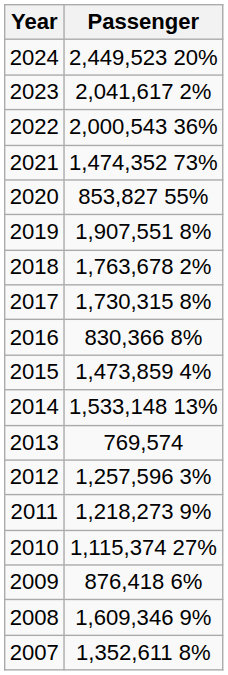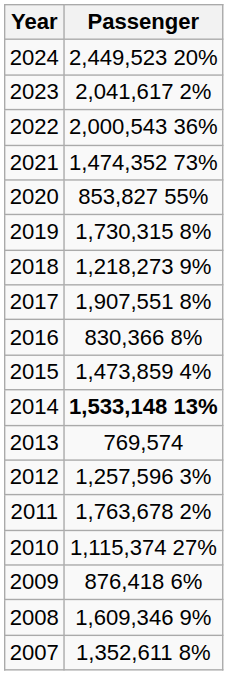(143, 232) 1,907,551 8% -> (143, 232) 1,730,315 8%
(143, 267) 1,763,678 2% -> (143, 267) 1,218,273 9%
(143, 302) 1,730,315 8% -> (143, 302) 1,907,551 8%
(143, 407) normal -> (143, 407) bold
(143, 512) 1,218,273 9% -> (143, 512) 1,763,678 2%
